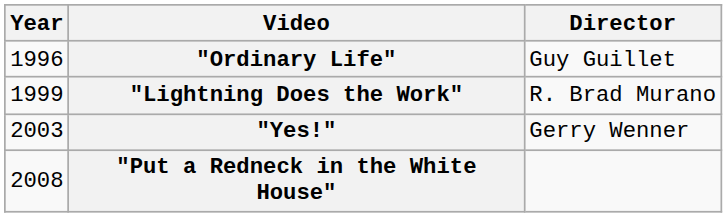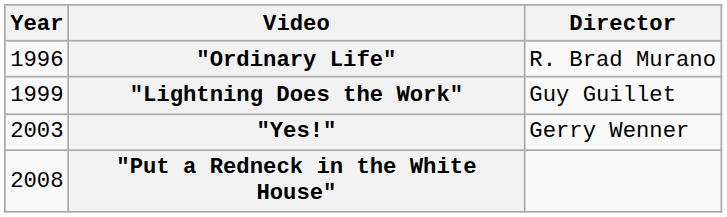(603, 59) Guy Guillet -> (623, 59) R. Brad Murano
(623, 95) R. Brad Murano -> (603, 95) Guy Guillet
